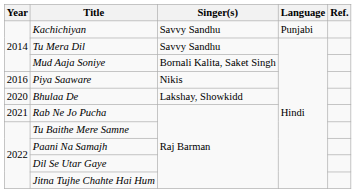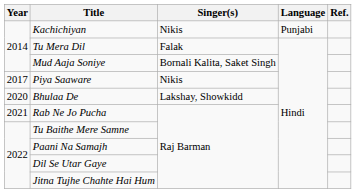(190, 29) Savvy Sandhu -> (171, 29) Nikis
(190, 46) Savvy Sandhu -> (171, 46) Falak
(17, 79) 2016 -> (17, 79) 2017
